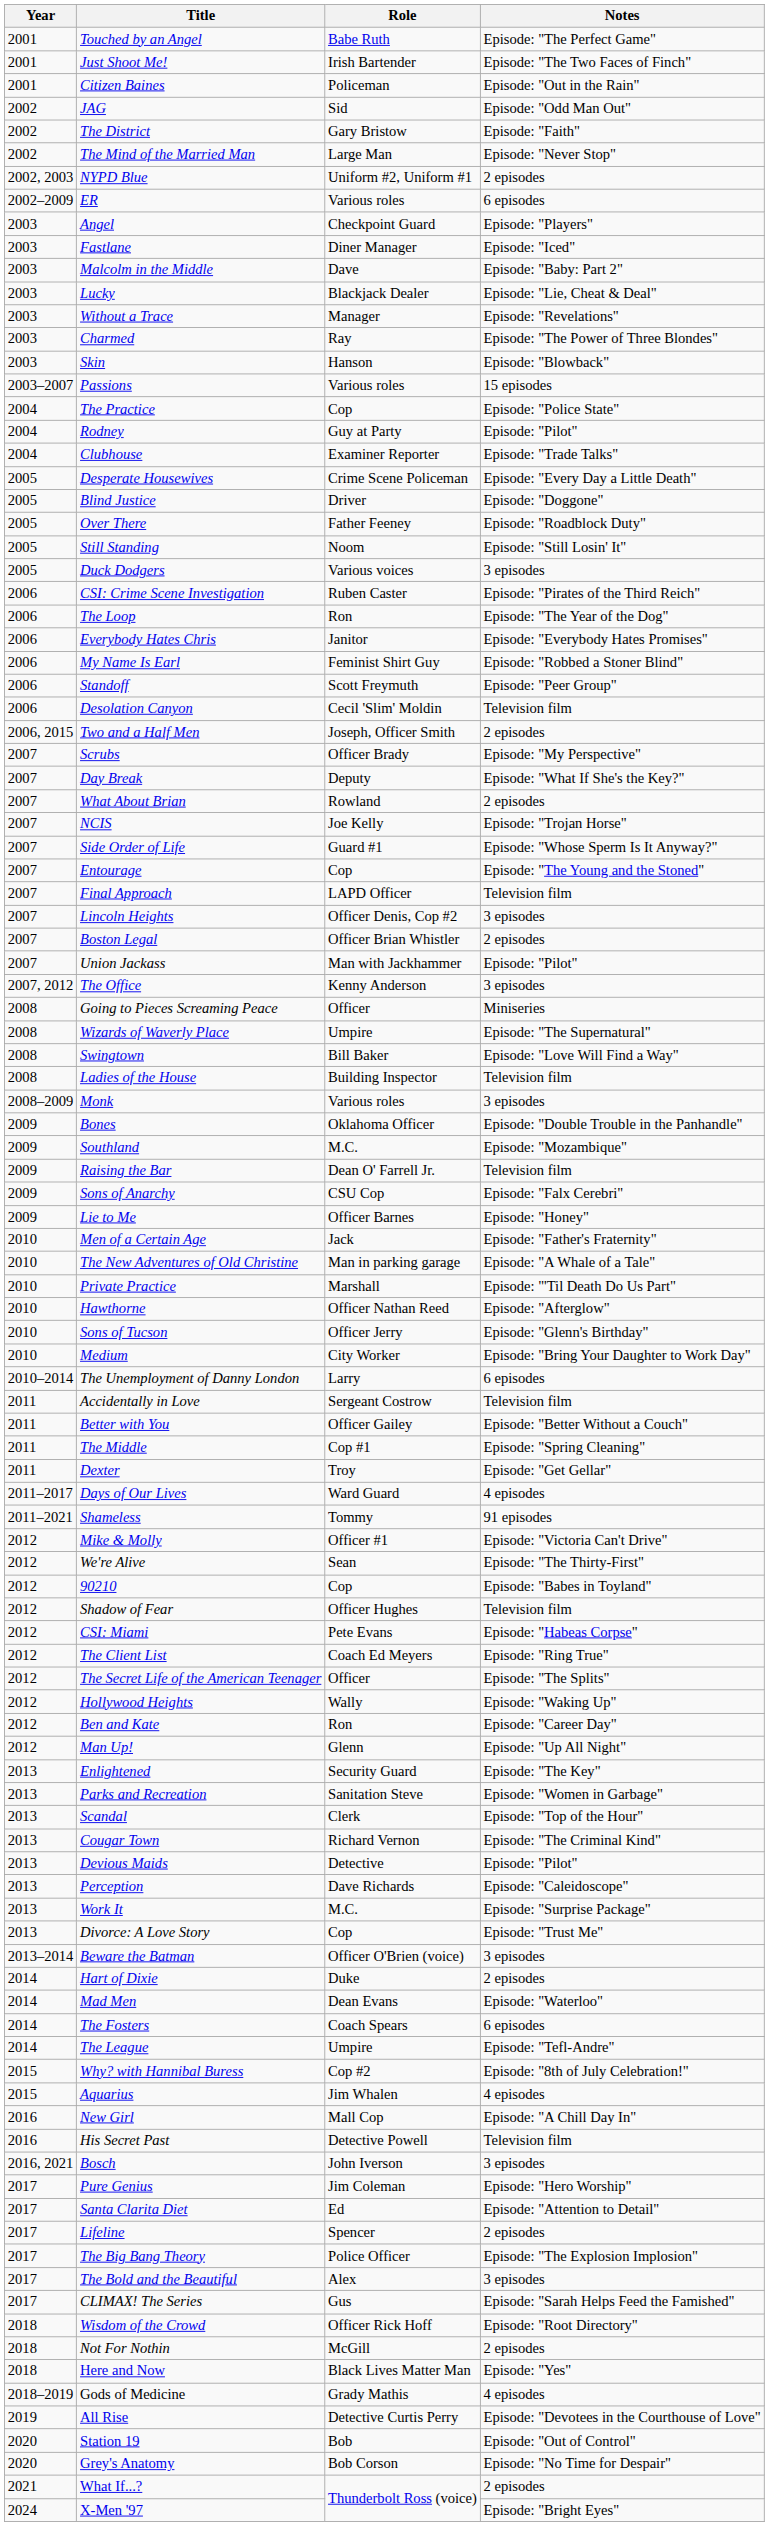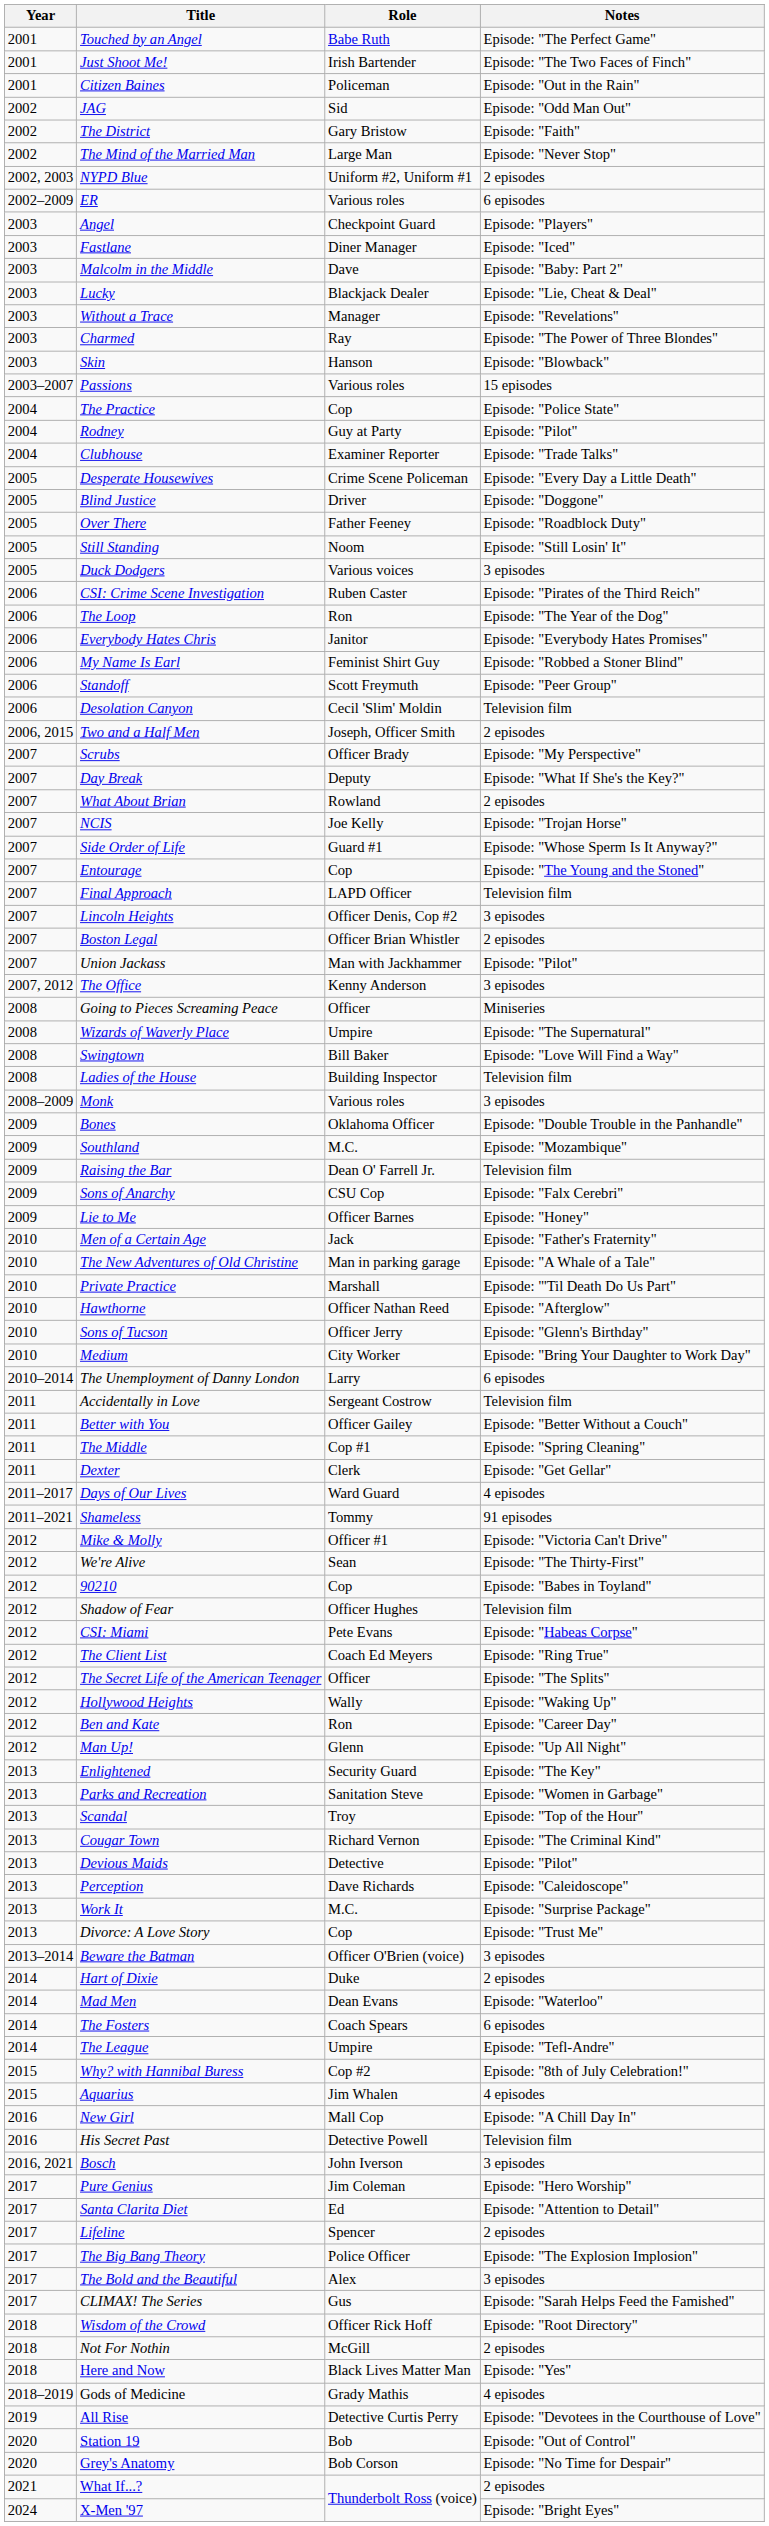(342, 1470) Troy -> (344, 1470) Clerk
(344, 1817) Clerk -> (342, 1817) Troy
